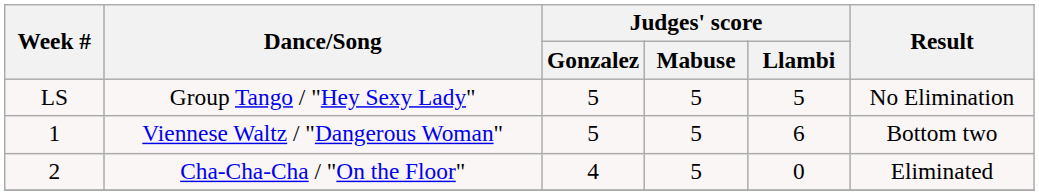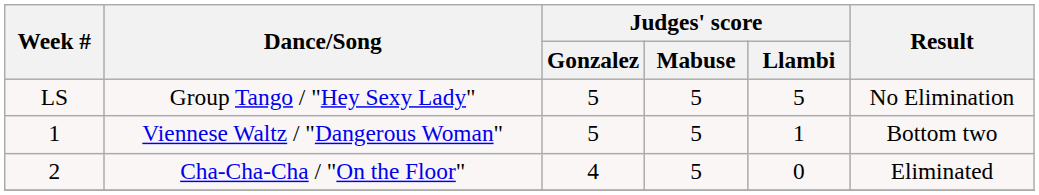(799, 134) 6 -> (799, 134) 1
